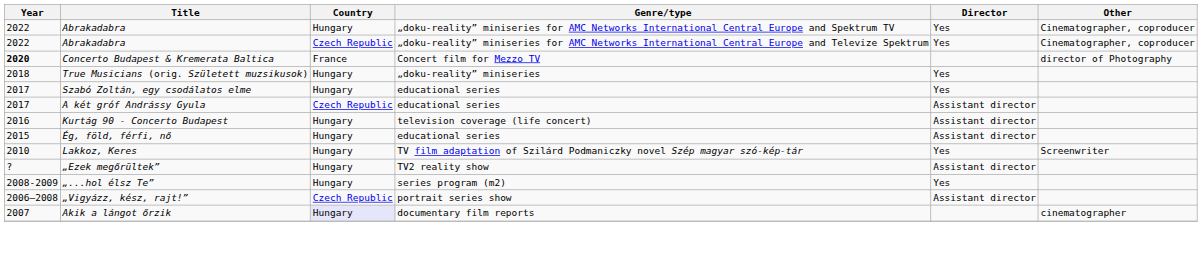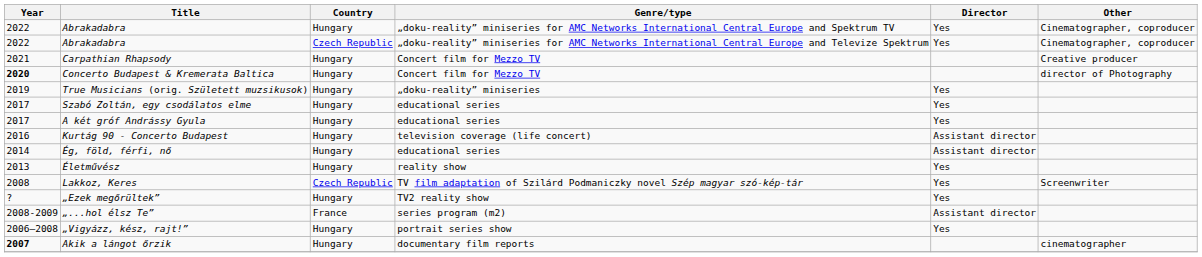+ row: (117, 58)
(330, 58) France -> (333, 74) Hungary
(18, 74) 2018 -> (18, 89) 2019
(353, 105) Czech Republic -> (333, 120) Hungary
(985, 105) Assistant director -> (942, 120) Yes
(18, 136) 2015 -> (18, 151) 2014
+ row: (91, 167)
(18, 151) 2010 -> (18, 182) 2008
(333, 151) Hungary -> (353, 182) Czech Republic
(985, 167) Assistant director -> (942, 198) Yes
(333, 182) Hungary -> (330, 213) France
(942, 182) Yes -> (985, 213) Assistant director
(353, 198) Czech Republic -> (333, 229) Hungary
(985, 198) Assistant director -> (942, 229) Yes
(18, 213) normal -> (18, 244) bold
(333, 213) lavender background -> (333, 244) no background
